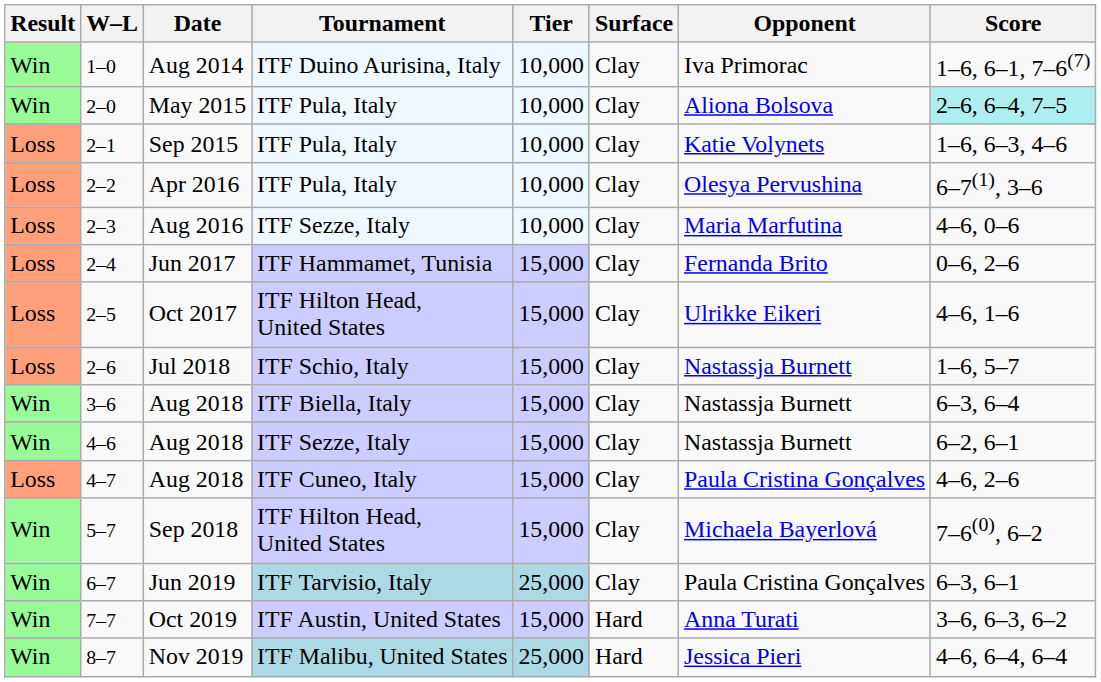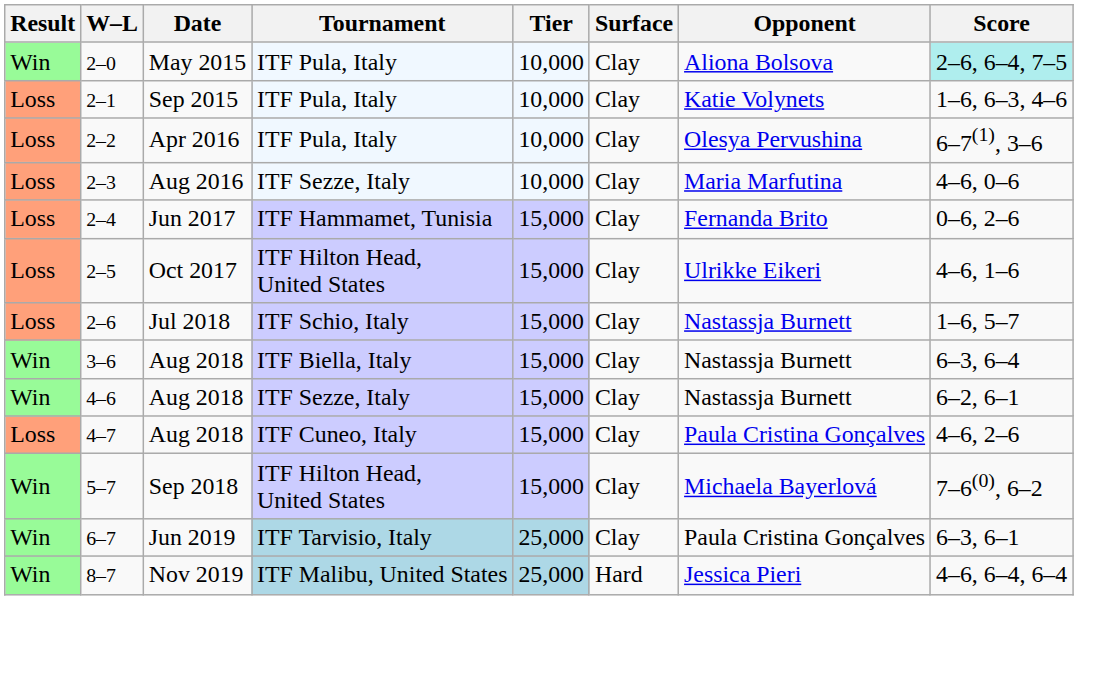- row: (101, 65)
- row: (101, 620)
